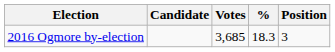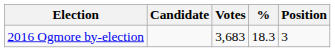(230, 36) 3,685 -> (230, 36) 3,683
